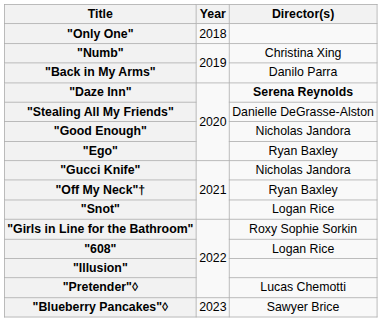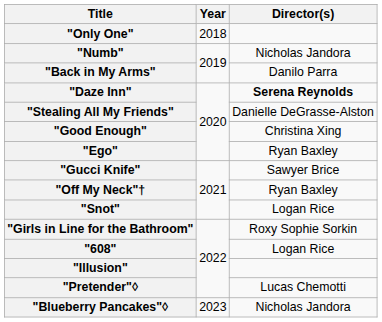(303, 53) Christina Xing -> (303, 53) Nicholas Jandora
(303, 131) Nicholas Jandora -> (303, 131) Christina Xing
(303, 170) Nicholas Jandora -> (303, 170) Sawyer Brice
(303, 307) Sawyer Brice -> (303, 307) Nicholas Jandora
